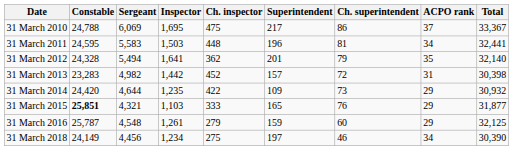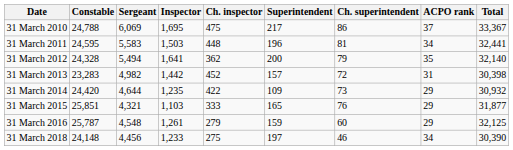(274, 59) 201 -> (274, 59) 200
(85, 106) bold -> (85, 106) normal
(85, 138) 24,149 -> (85, 138) 24,148
(172, 138) 1,234 -> (172, 138) 1,233
